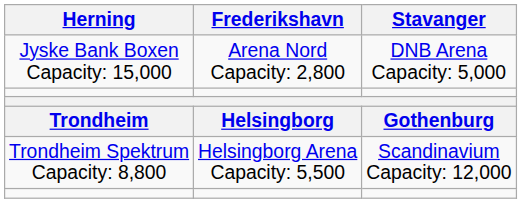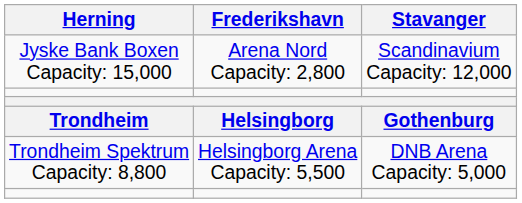(439, 61) DNB Arena Capacity: 5,000 -> (439, 61) Scandinavium Capacity: 12,000
(439, 162) Scandinavium Capacity: 12,000 -> (439, 162) DNB Arena Capacity: 5,000
